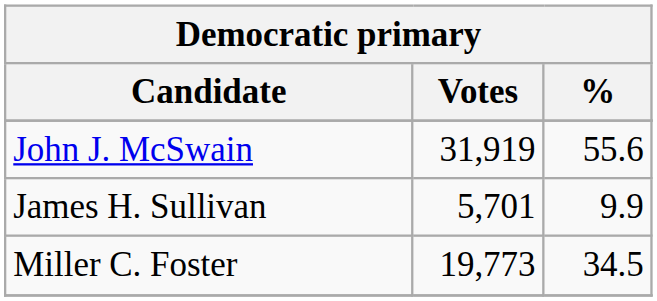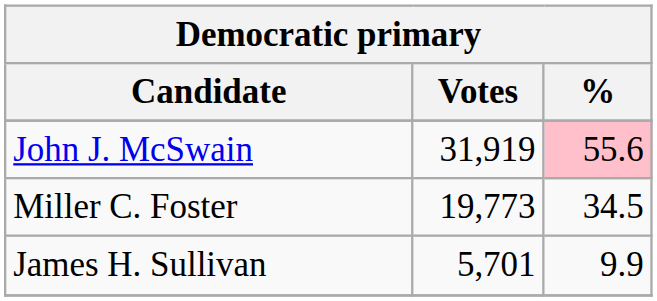(613, 149) no background -> (613, 149) pink background
rows swapped: (125, 264) <-> (140, 207)
